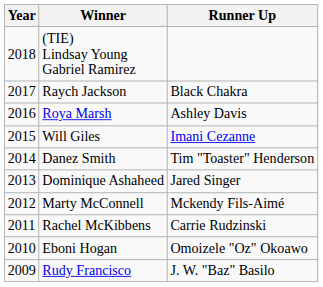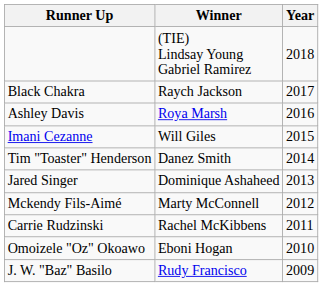columns swapped: (22, 15) <-> (242, 15)
